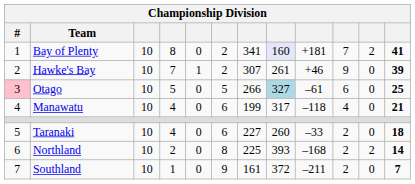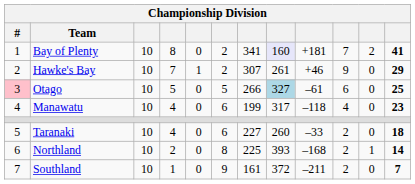(398, 70) 39 -> (398, 70) 29
(398, 107) 21 -> (398, 107) 23
(372, 150) 2 -> (372, 150) 1
